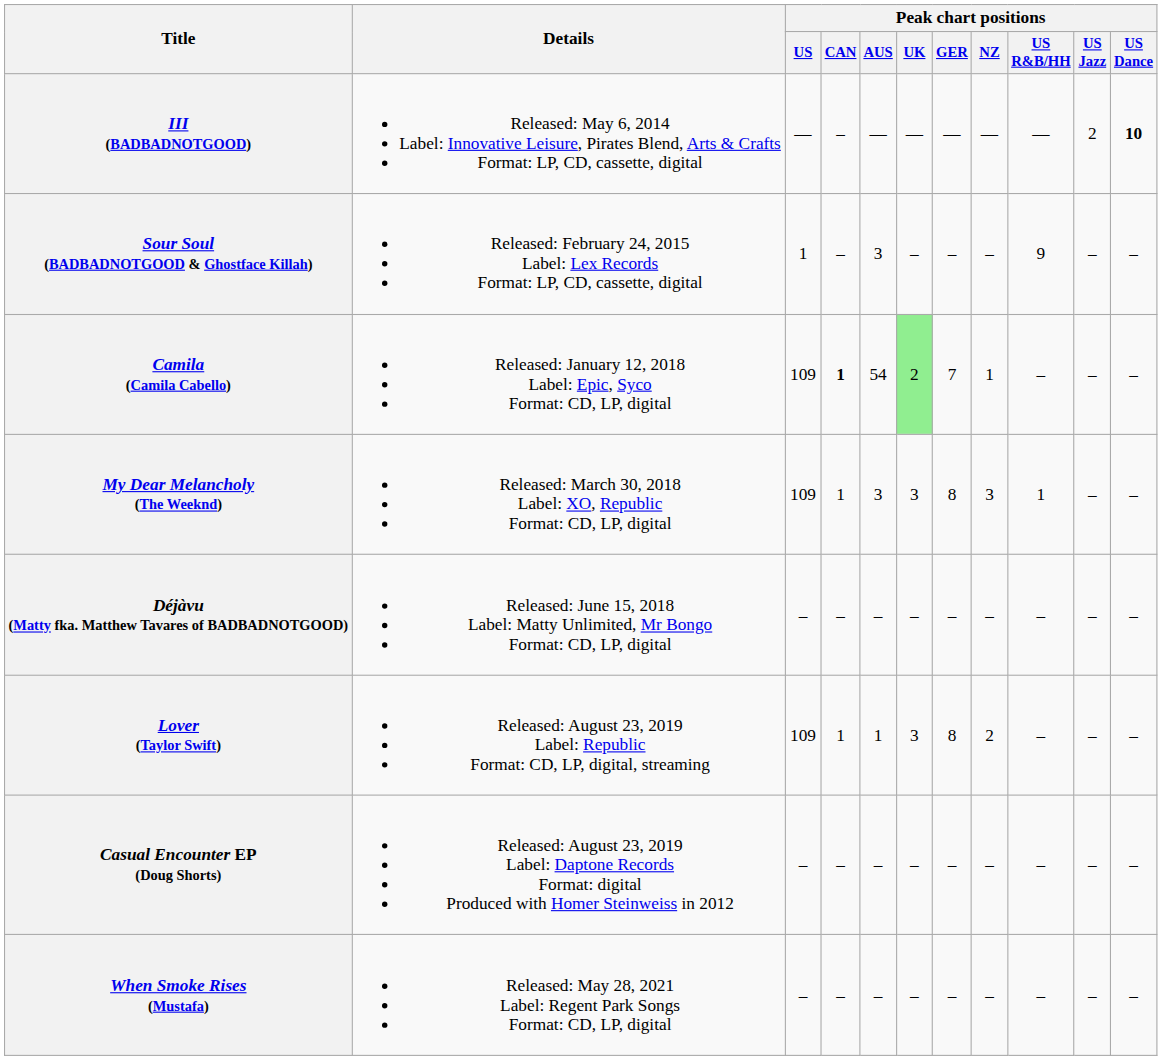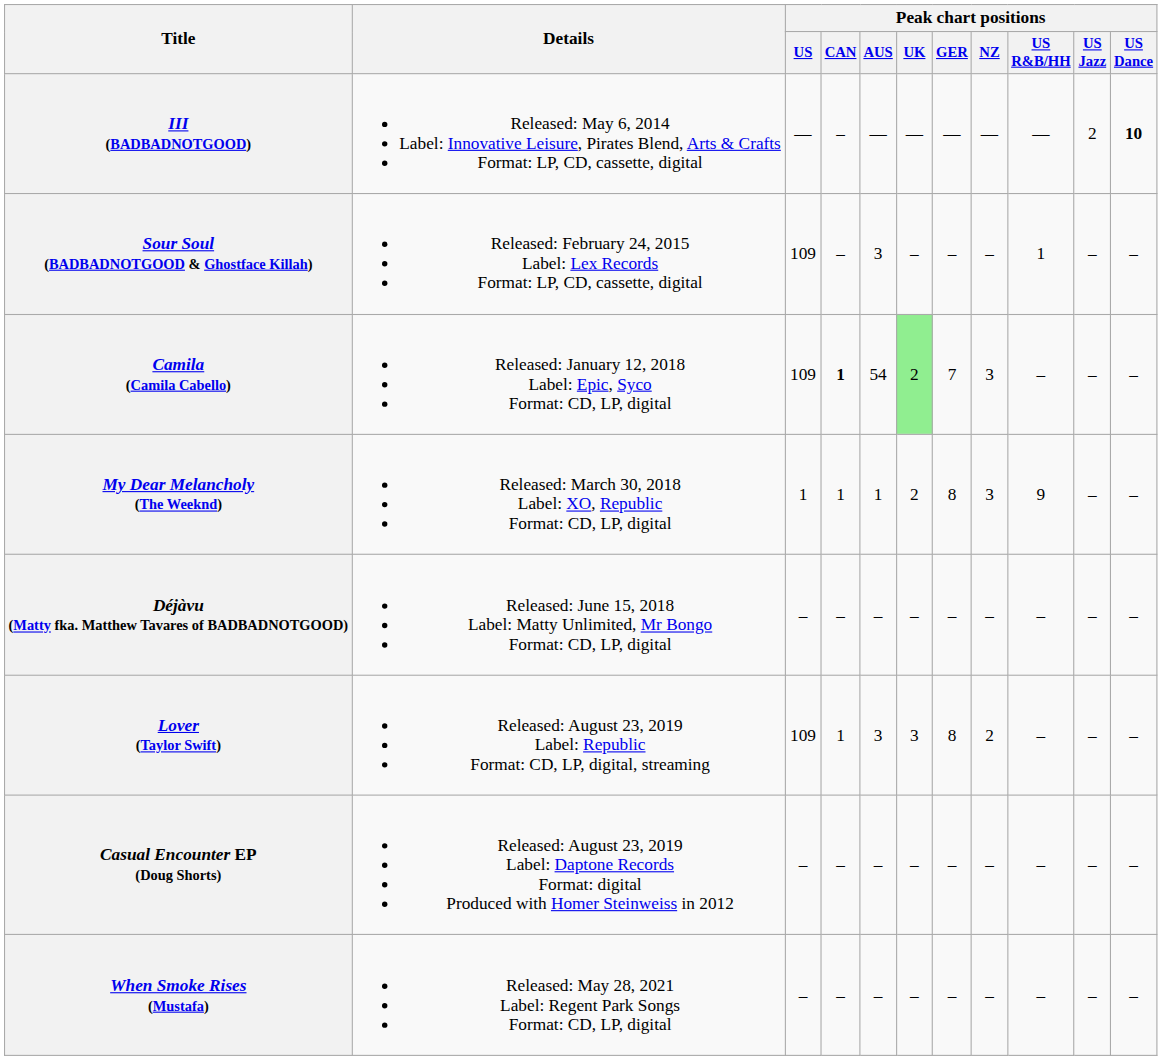(803, 253) 1 -> (803, 253) 109
(1041, 253) 9 -> (1041, 253) 1
(990, 374) 1 -> (990, 374) 3
(803, 494) 109 -> (803, 494) 1
(878, 494) 3 -> (878, 494) 1
(914, 494) 3 -> (914, 494) 2
(1041, 494) 1 -> (1041, 494) 9
(878, 734) 1 -> (878, 734) 3
